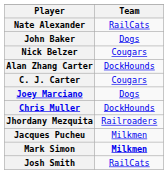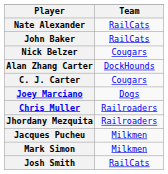(129, 39) Dogs -> (129, 39) RailCats
(129, 108) DockHounds -> (129, 108) Railroaders
(129, 149) bold -> (129, 149) normal
